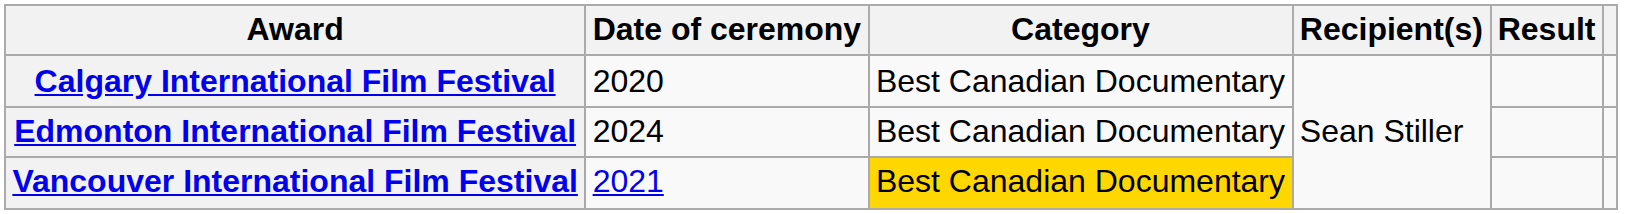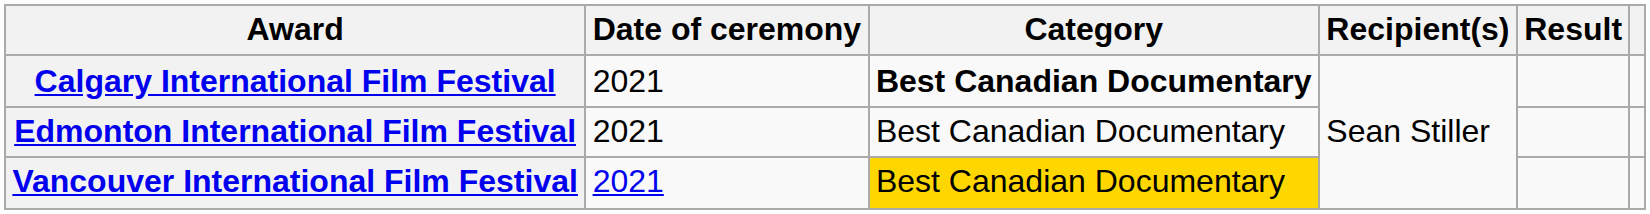(628, 80) 2020 -> (628, 80) 2021
(1080, 80) normal -> (1094, 80) bold
(628, 131) 2024 -> (628, 131) 2021
